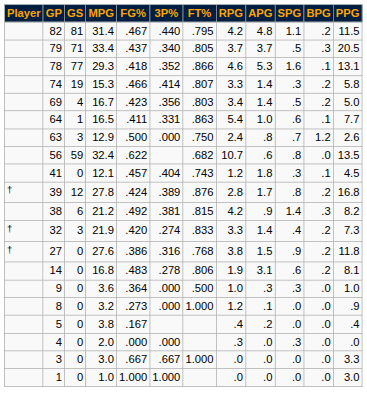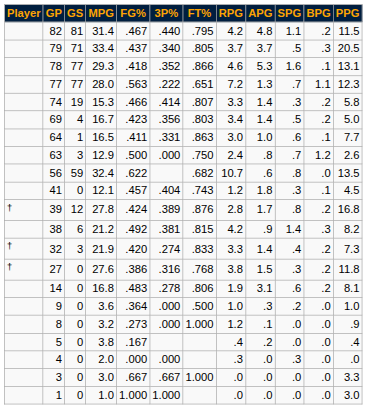+ row: (103, 84)
(235, 119) 5.4 -> (235, 137) 3.0
(297, 251) .9 -> (297, 269) .3
(297, 288) .3 -> (297, 306) .2
